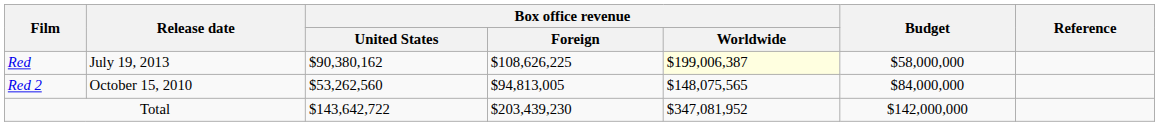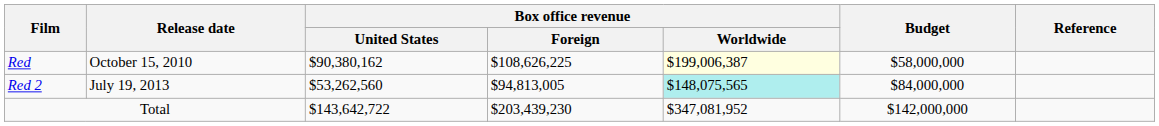(129, 62) July 19, 2013 -> (141, 62) October 15, 2010
(141, 86) October 15, 2010 -> (129, 86) July 19, 2013
(707, 86) no background -> (707, 86) paleturquoise background
